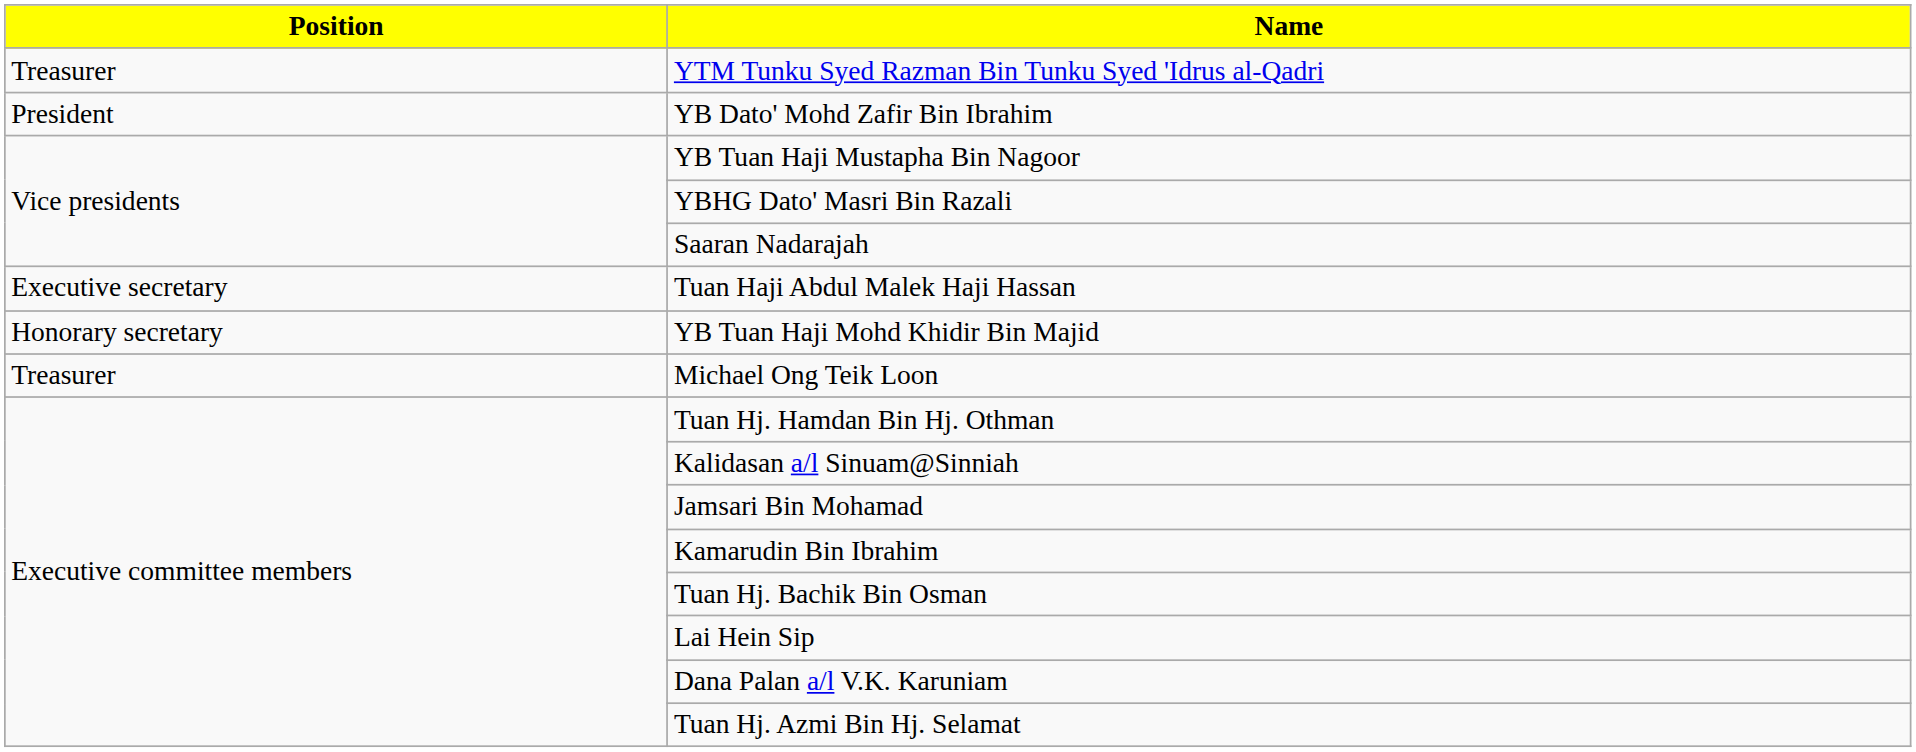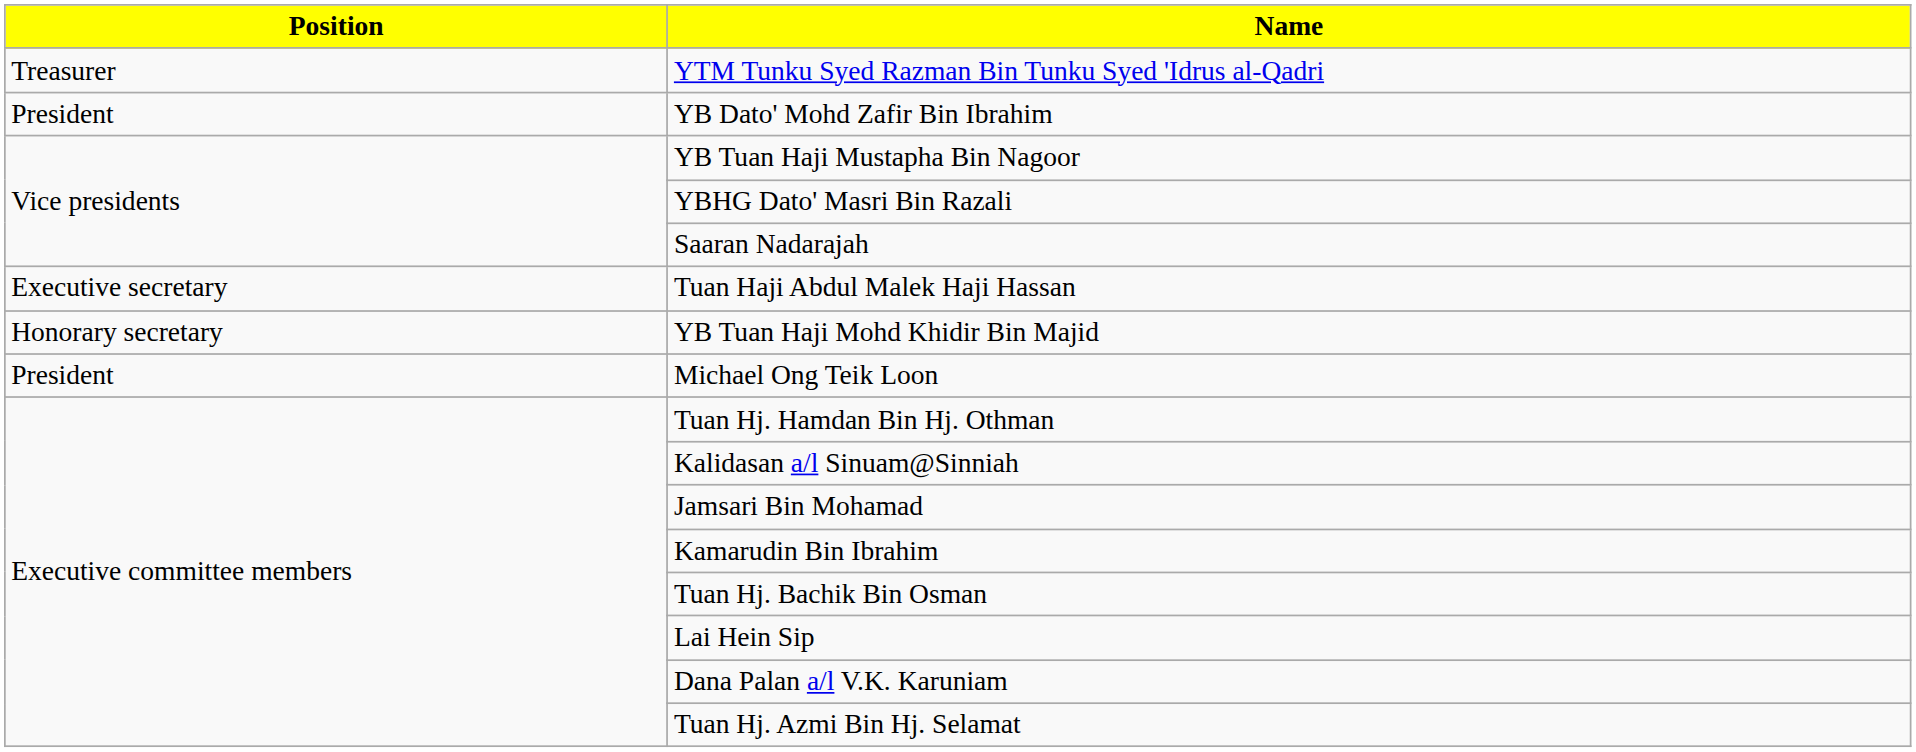(63, 375) Treasurer -> (62, 375) President
